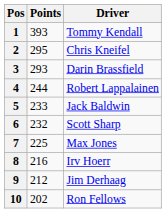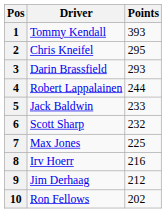columns swapped: (113, 13) <-> (46, 13)
